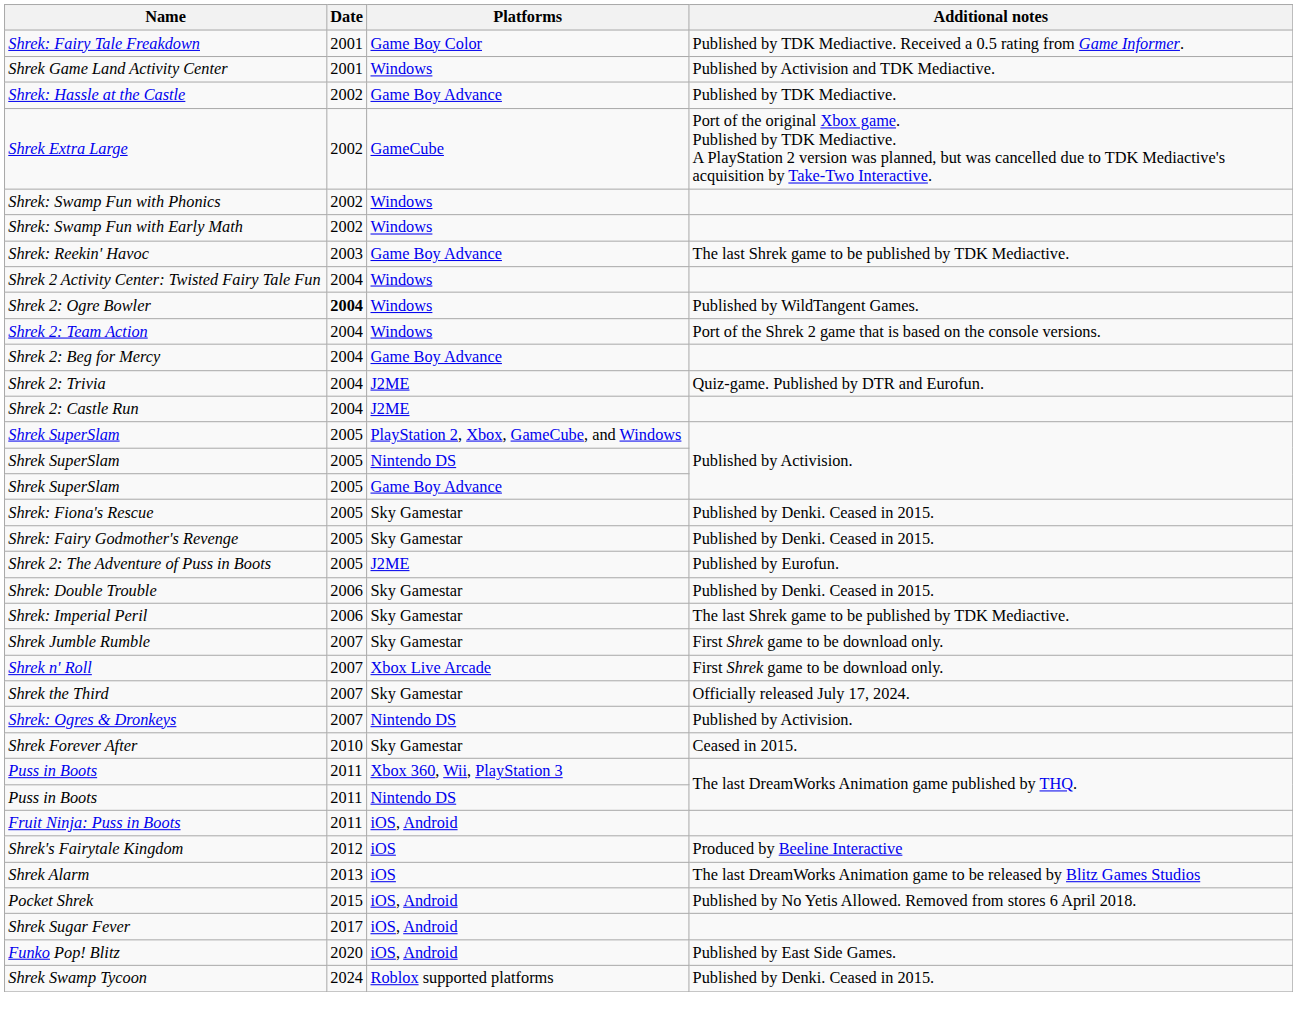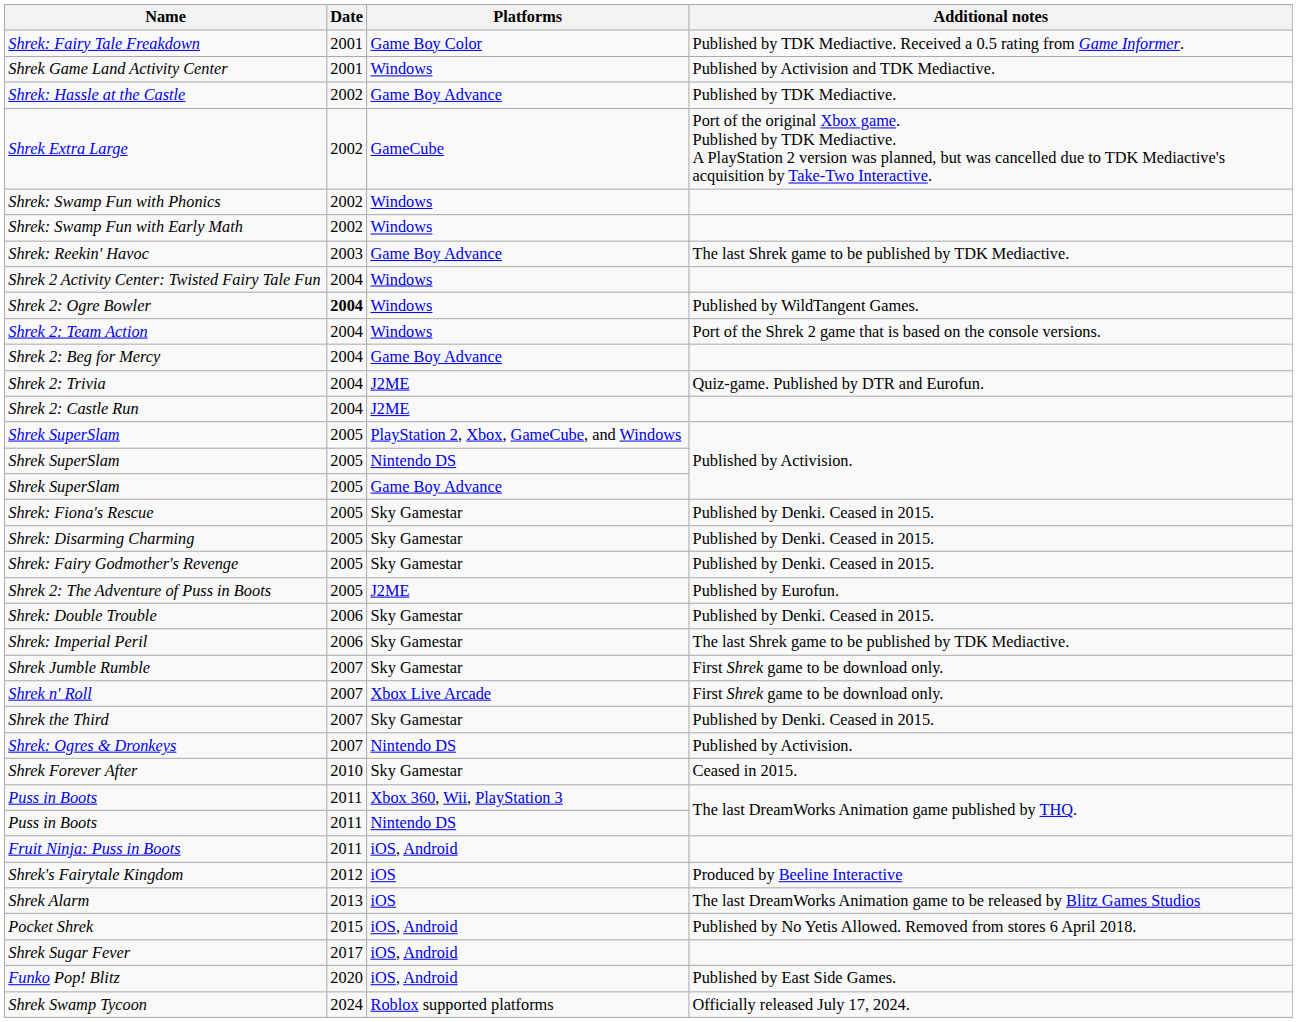+ row: (101, 538)
(801, 693) Officially released July 17, 2024. -> (813, 719) Published by Denki. Ceased in 2015.
(813, 978) Published by Denki. Ceased in 2015. -> (801, 1004) Officially released July 17, 2024.
